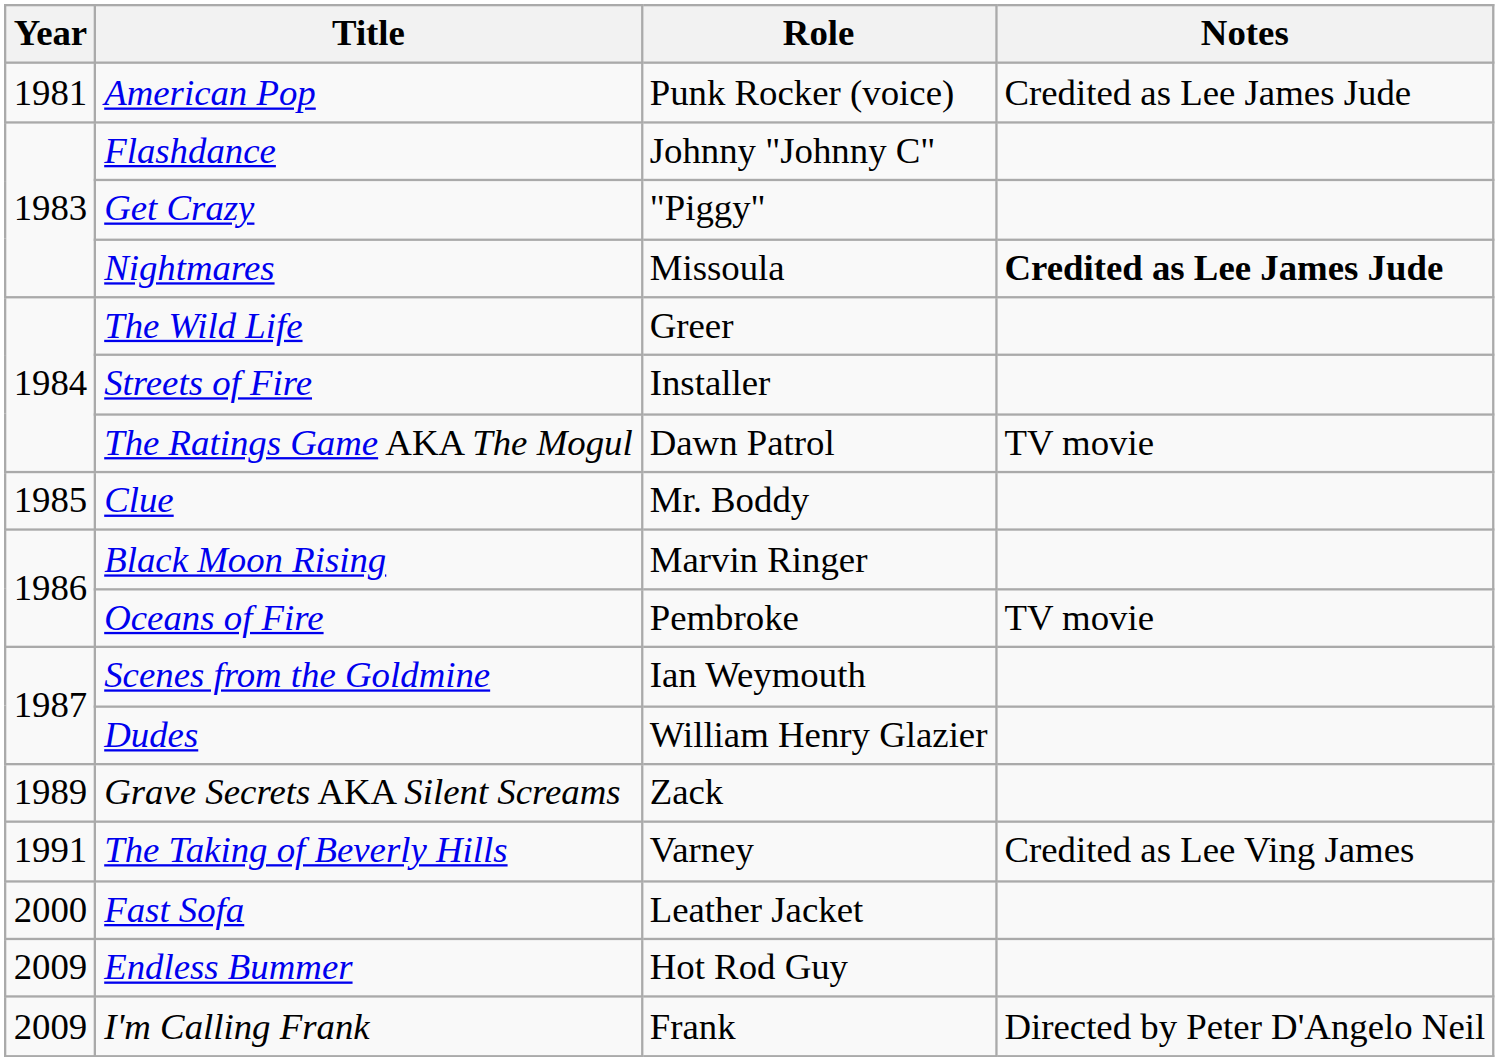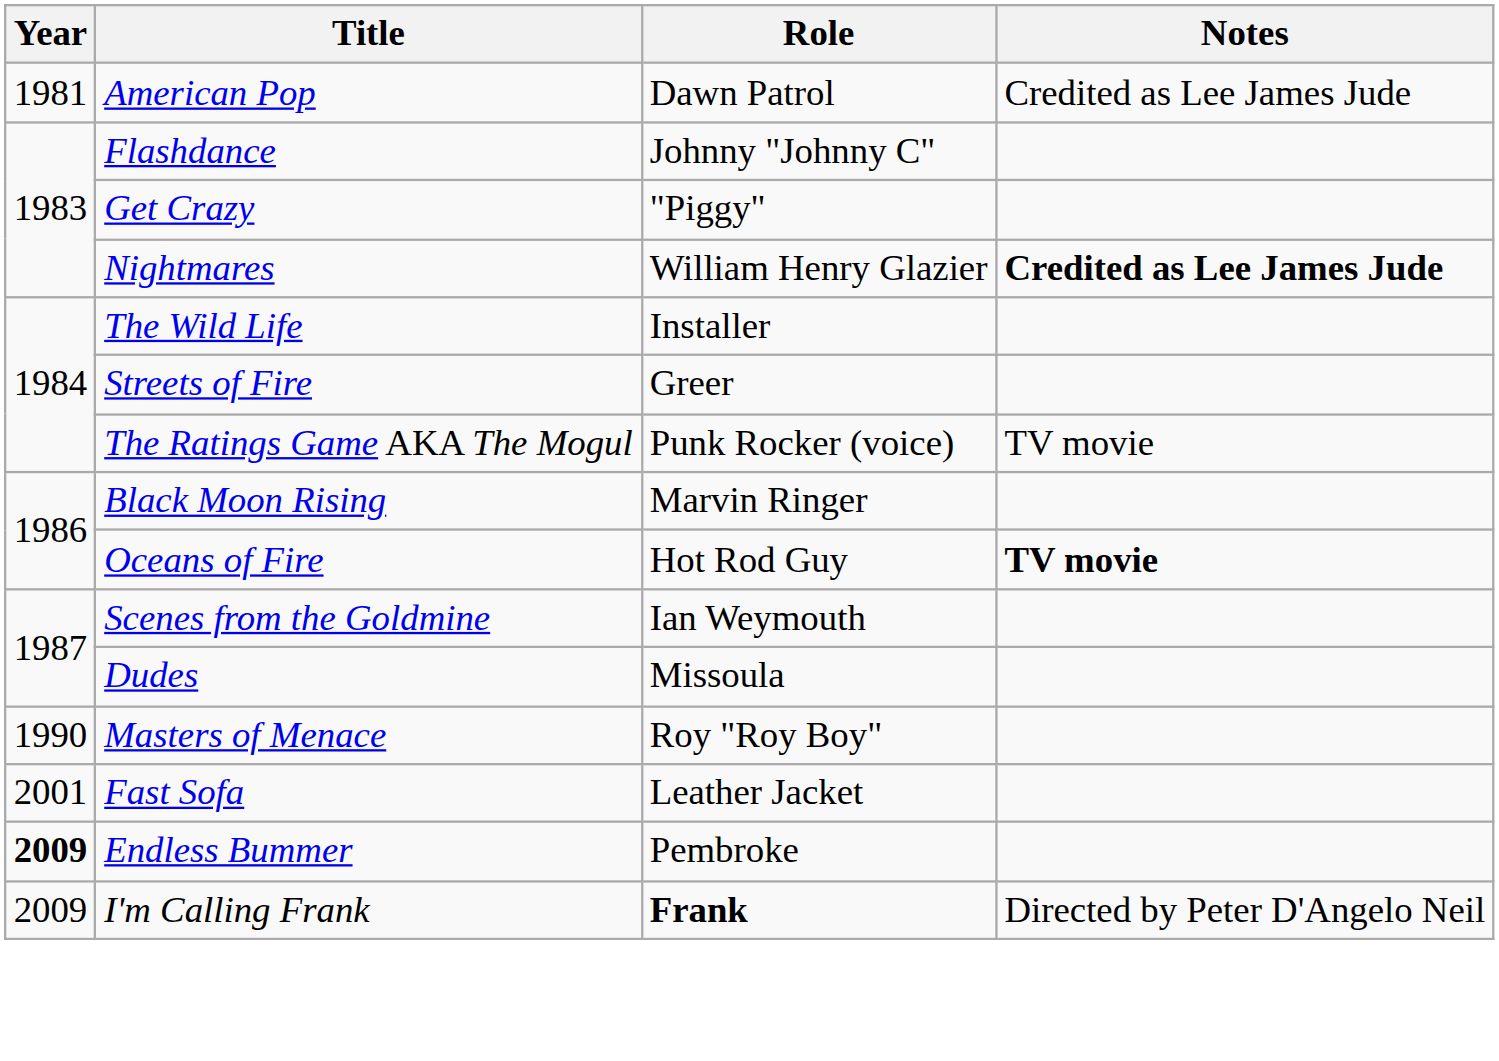(802, 92) Punk Rocker (voice) -> (742, 92) Dawn Patrol
(717, 267) Missoula -> (819, 267) William Henry Glazier
(692, 325) Greer -> (710, 325) Installer
(710, 383) Installer -> (692, 383) Greer
(742, 442) Dawn Patrol -> (802, 442) Punk Rocker (voice)
- row: (139, 500)
(724, 617) Pembroke -> (749, 558) Hot Rod Guy
(1079, 617) normal -> (1081, 558) bold
(819, 734) William Henry Glazier -> (717, 675) Missoula
- row: (362, 792)
+ row: (245, 734)
- row: (306, 850)
(50, 909) 2000 -> (50, 792) 2001
(50, 967) normal -> (50, 850) bold
(749, 967) Hot Rod Guy -> (724, 850) Pembroke
(693, 1025) normal -> (699, 909) bold
